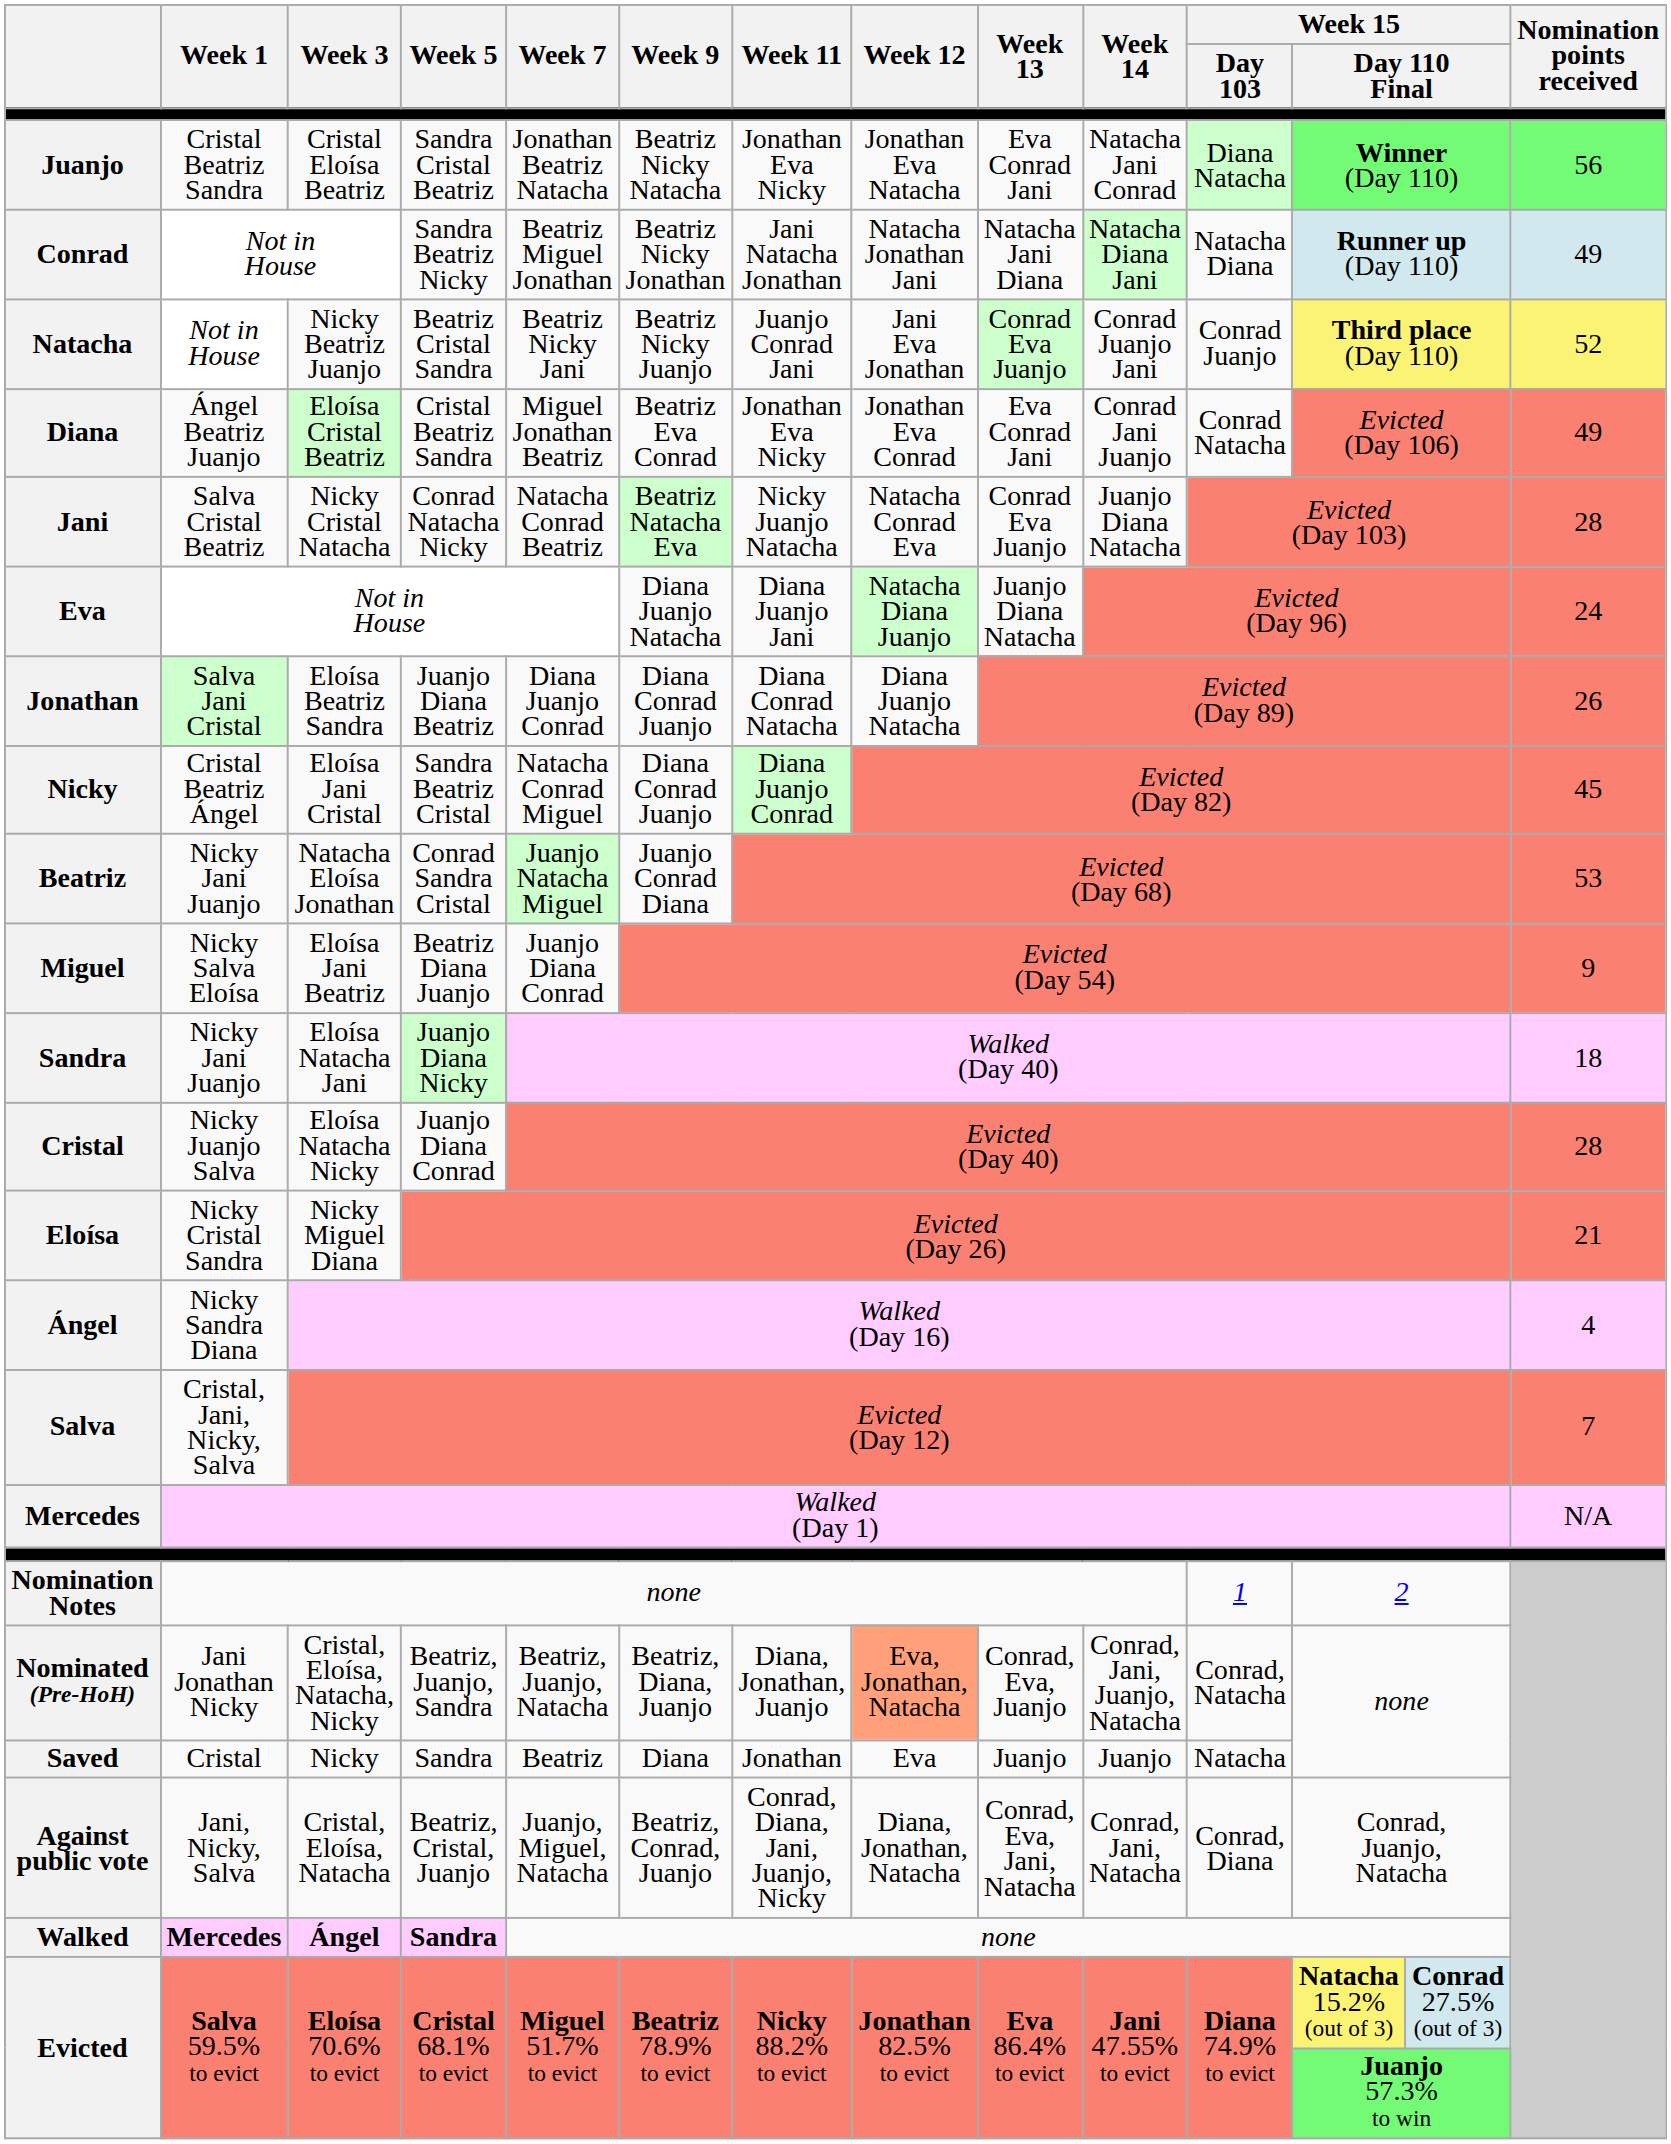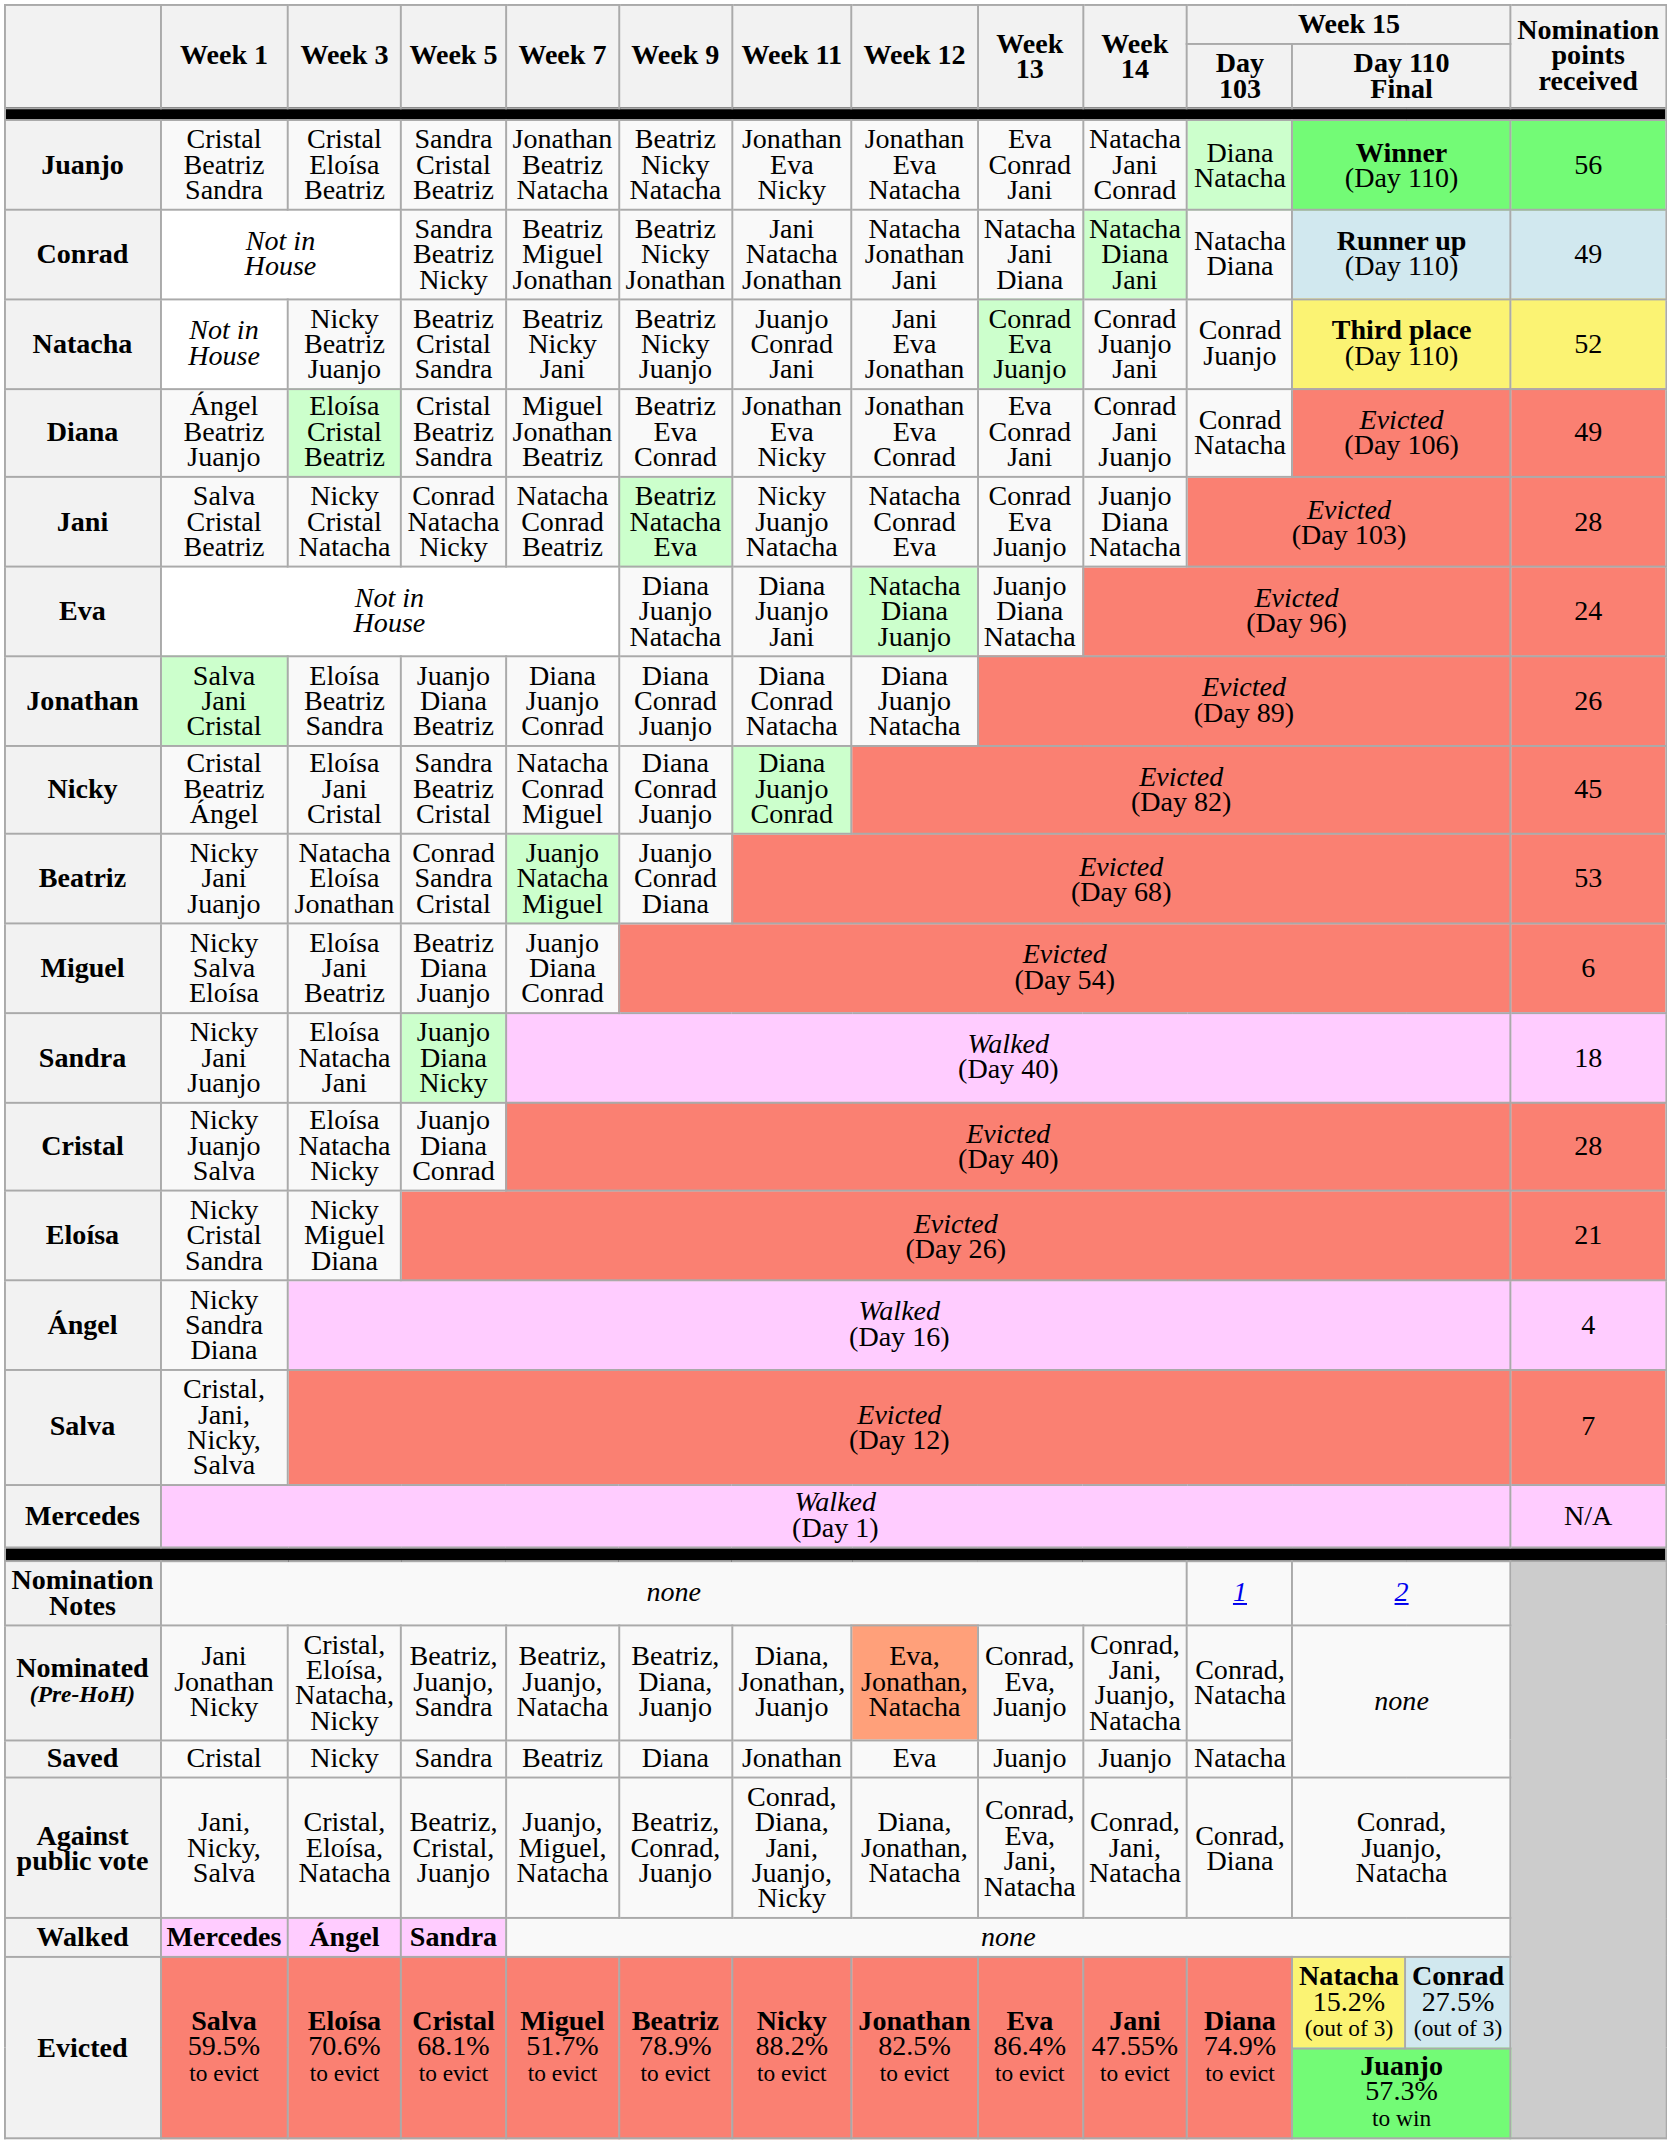(1588, 967) 9 -> (1588, 967) 6
